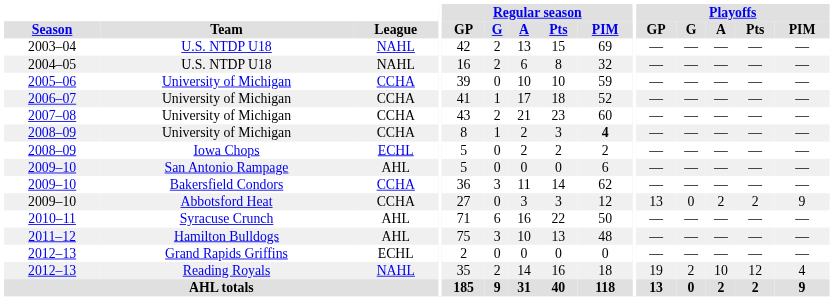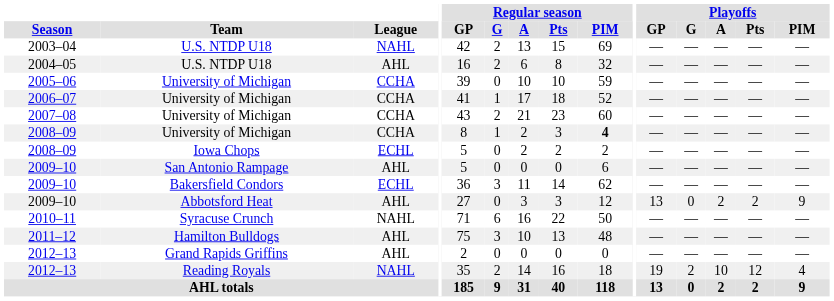(396, 64) NAHL -> (396, 64) AHL
(396, 184) CCHA -> (396, 184) ECHL
(396, 201) CCHA -> (396, 201) AHL
(396, 219) AHL -> (396, 219) NAHL
(396, 253) ECHL -> (396, 253) AHL
